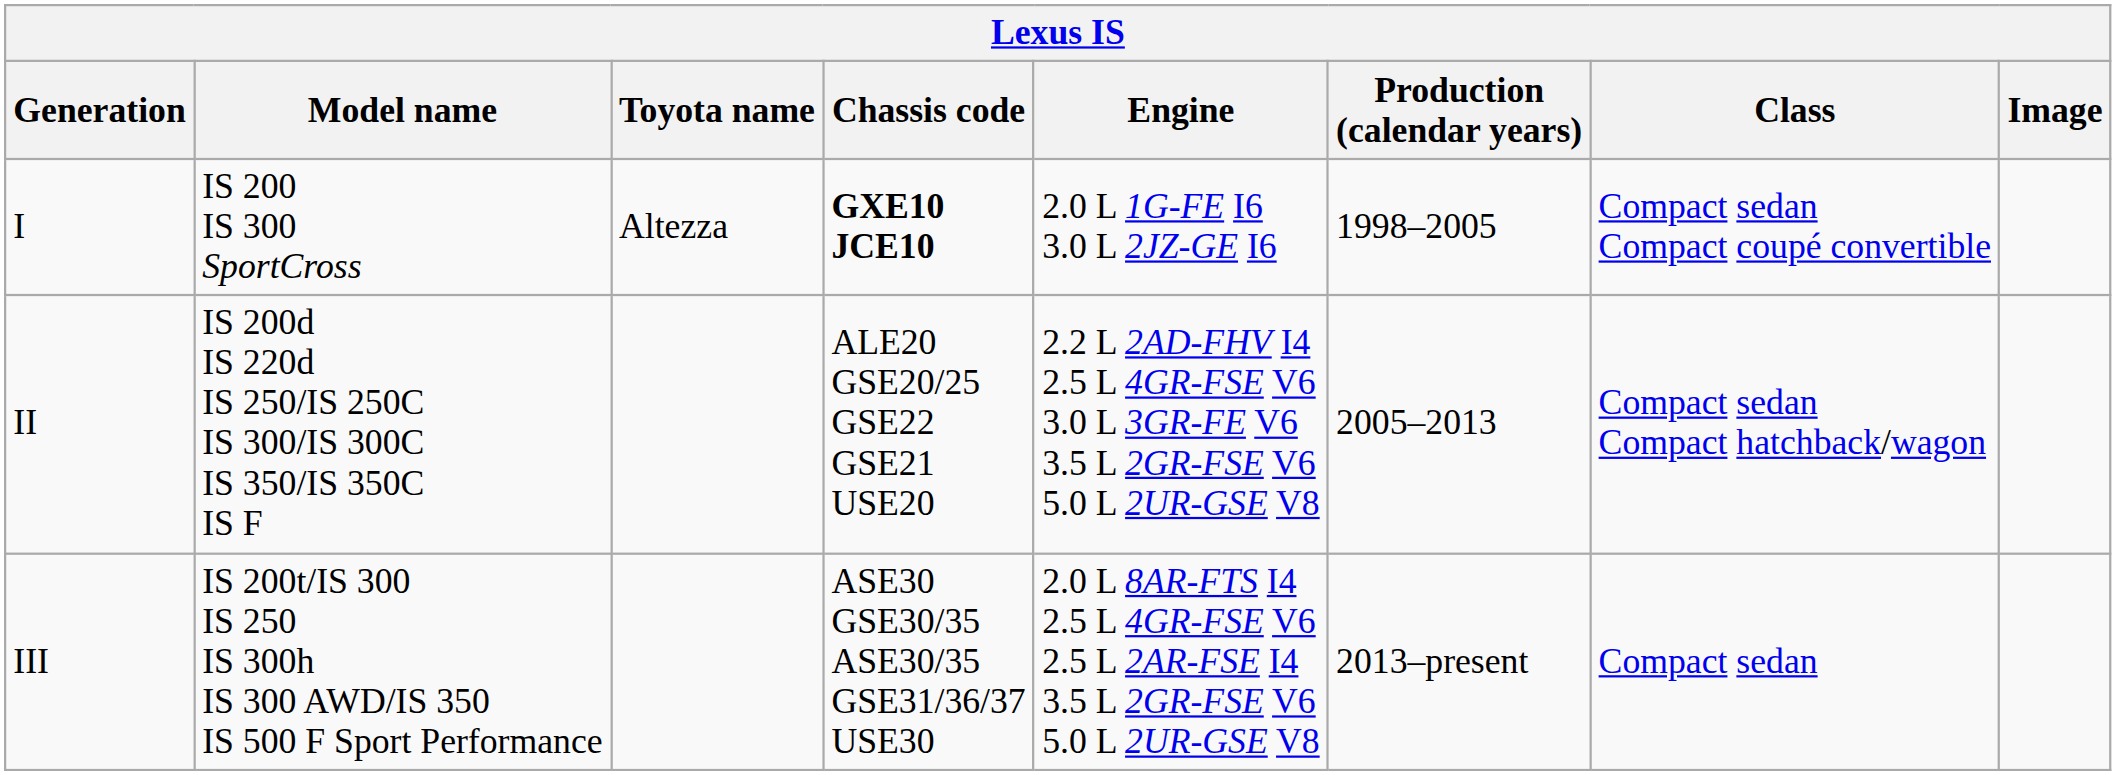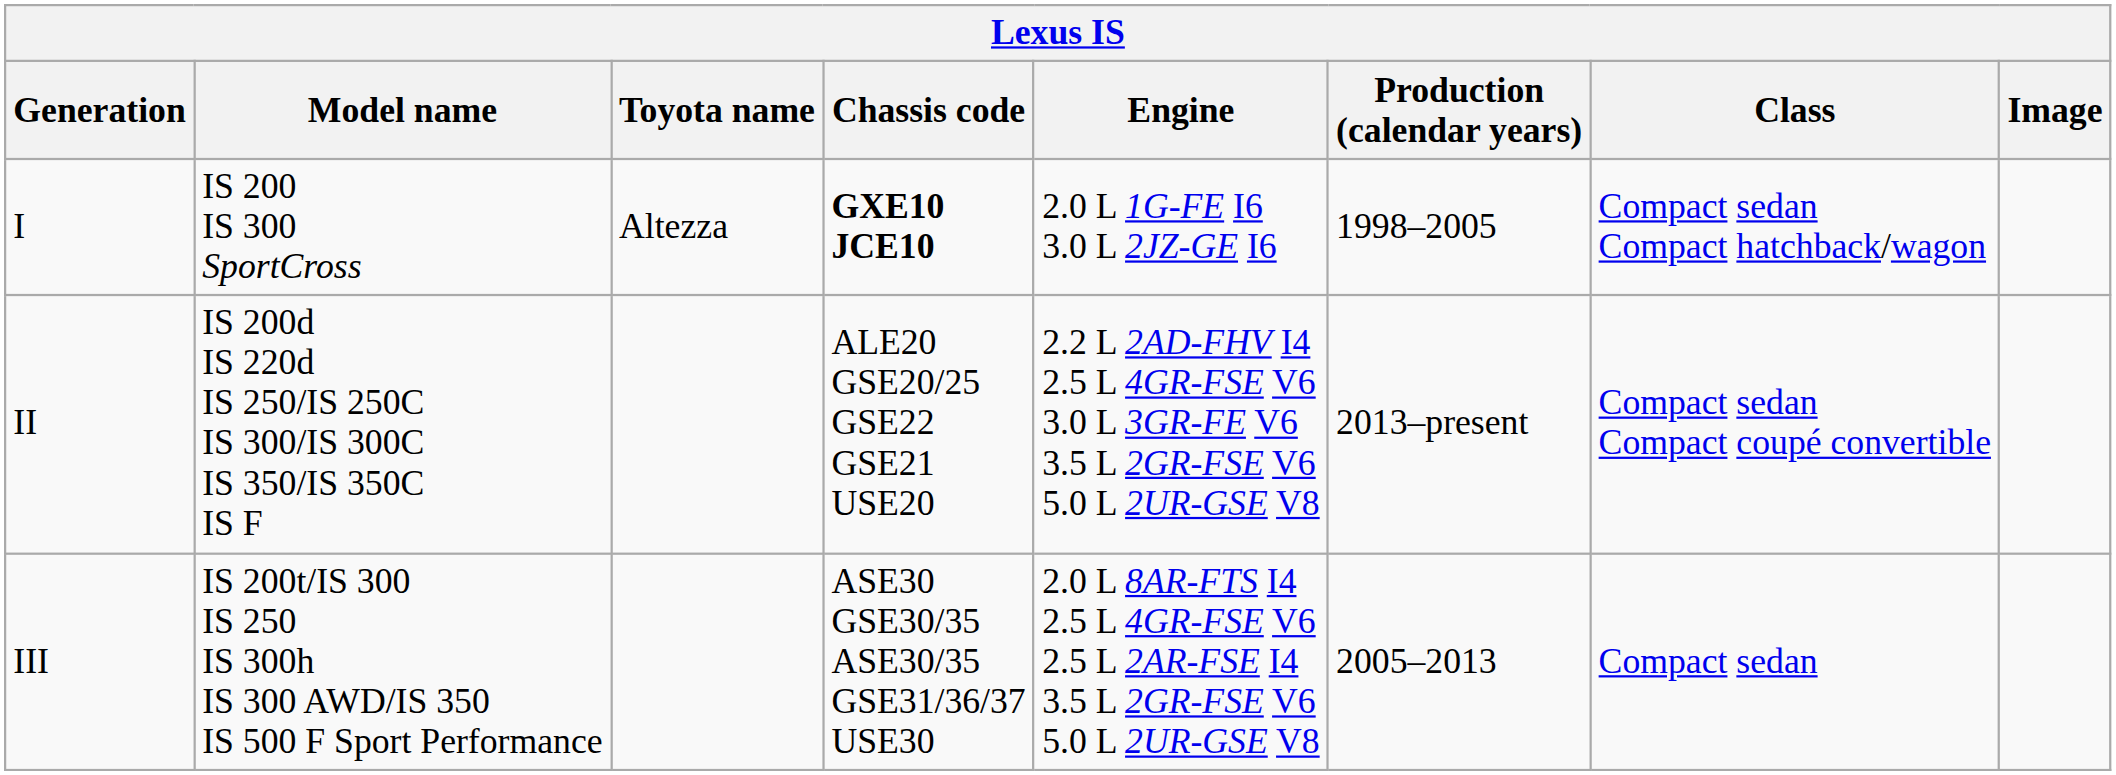(1795, 226) Compact sedan Compact coupé convertible -> (1792, 226) Compact sedan Compact hatchback/wagon
(1416, 423) 2005–2013 -> (1432, 423) 2013–present
(1792, 423) Compact sedan Compact hatchback/wagon -> (1795, 423) Compact sedan Compact coupé convertible
(1432, 660) 2013–present -> (1416, 660) 2005–2013
